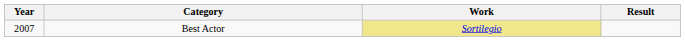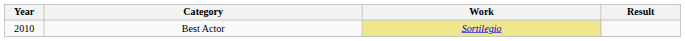(24, 28) 2007 -> (24, 28) 2010
